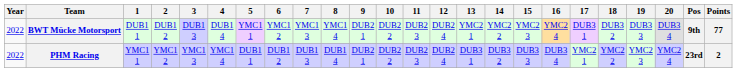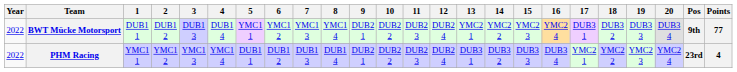(718, 55) 2 -> (718, 55) 4
